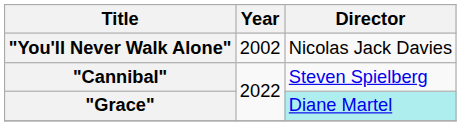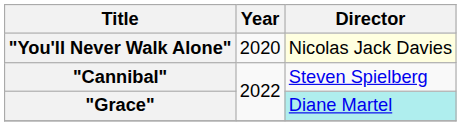(260, 47) 2002 -> (260, 47) 2020
(370, 47) no background -> (370, 47) lightyellow background
